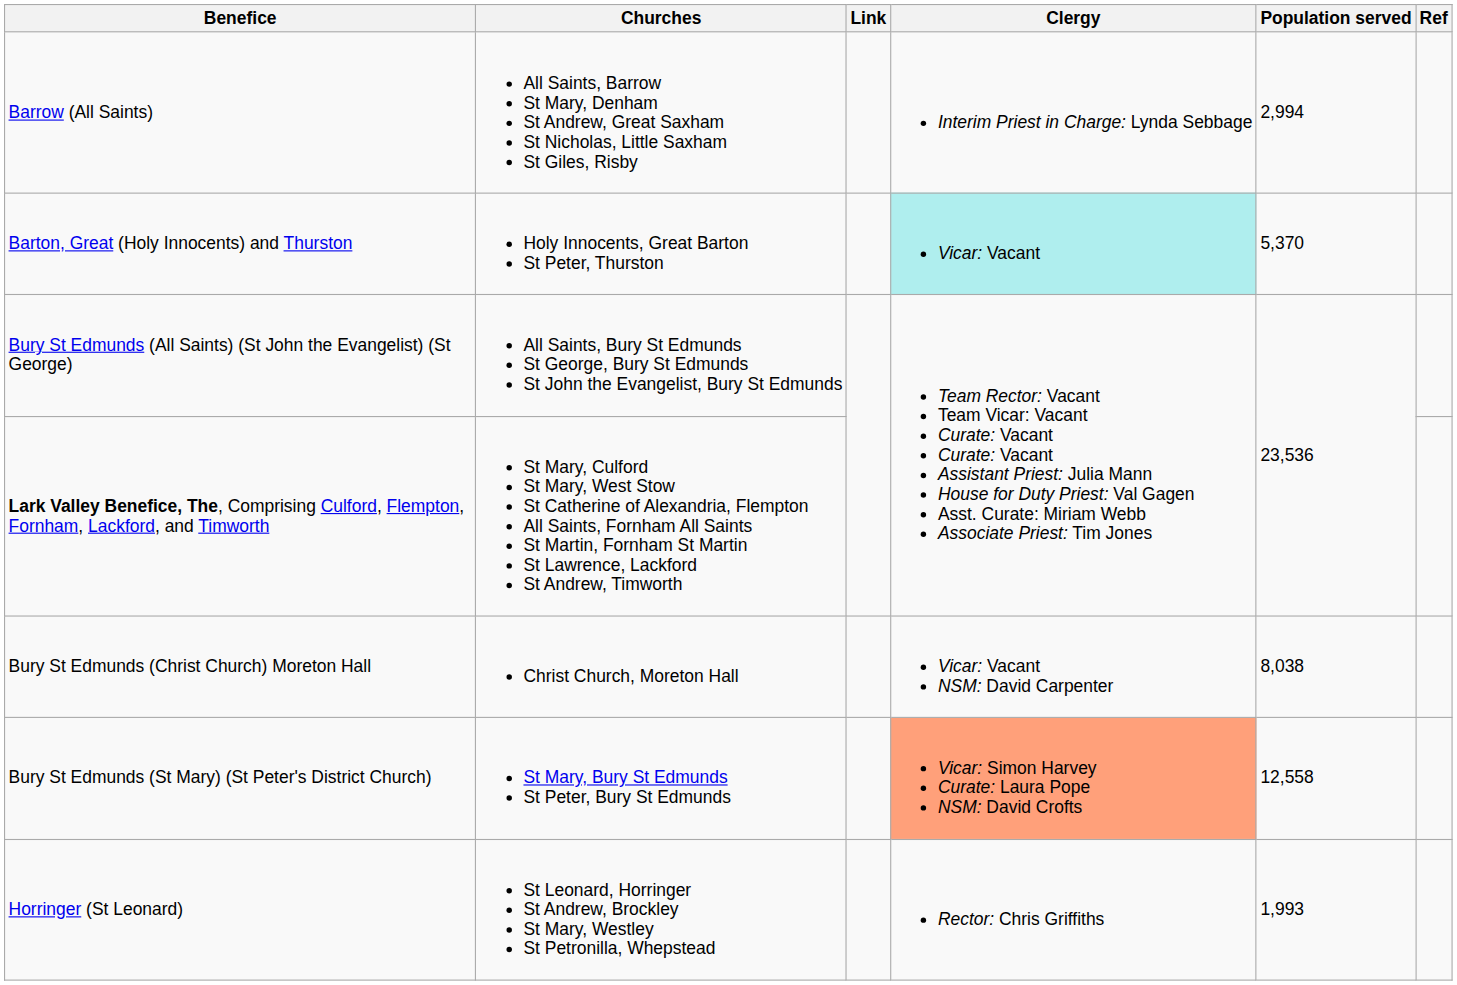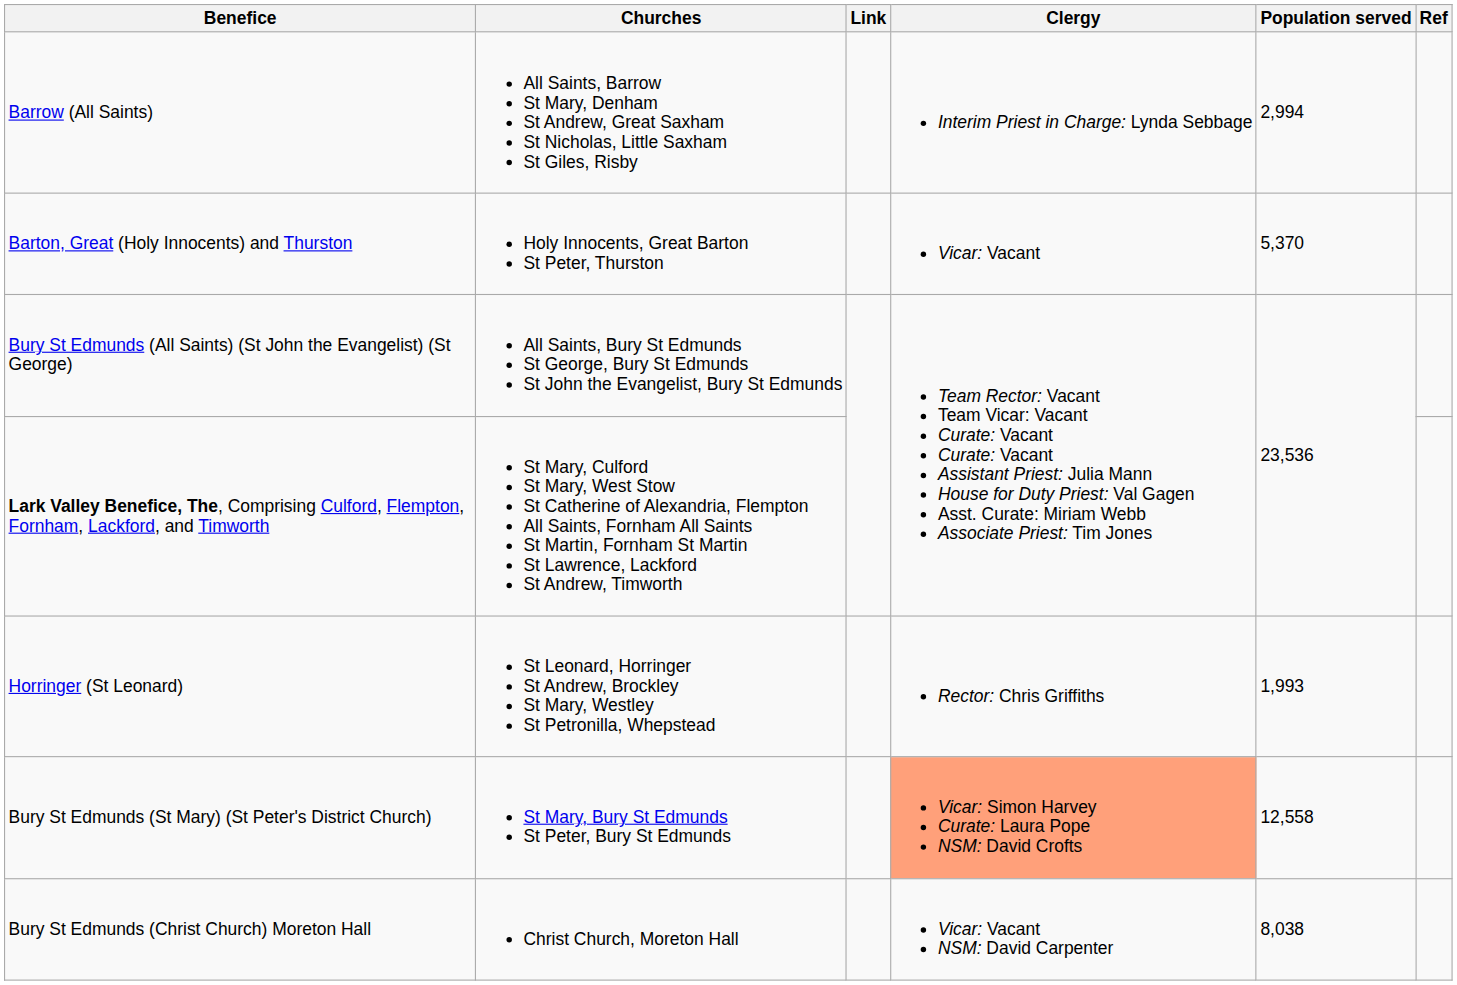(1073, 254) paleturquoise background -> (1073, 254) no background
rows swapped: (190, 666) <-> (96, 909)
